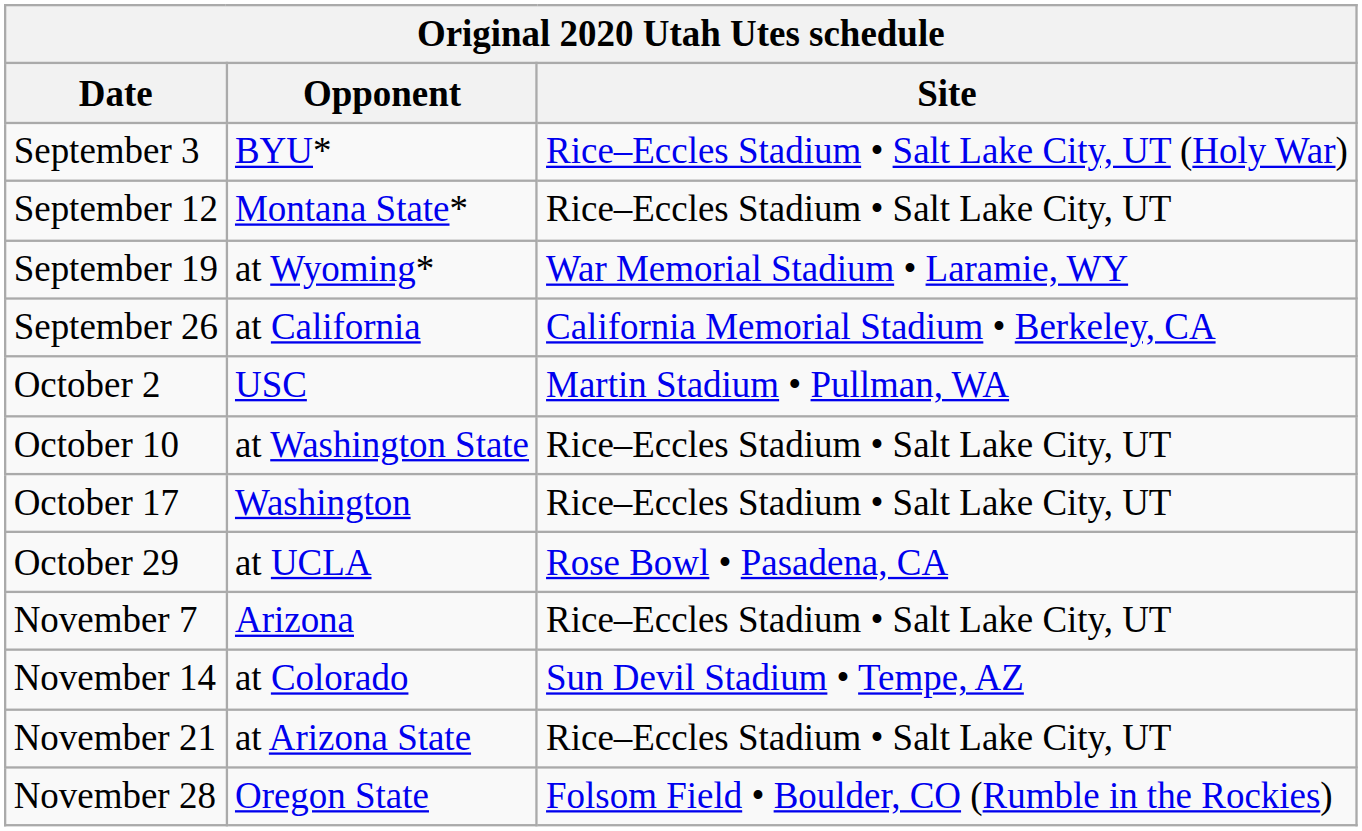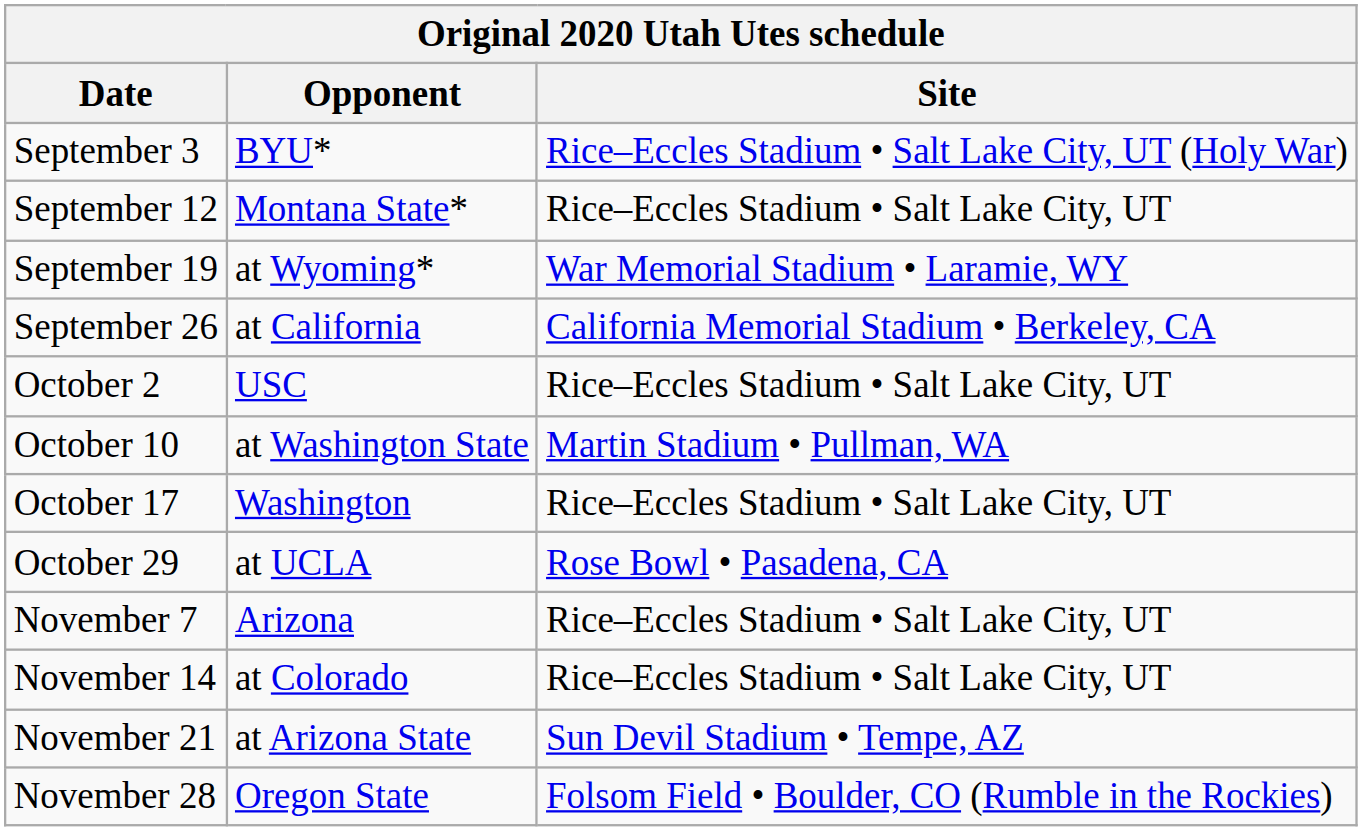(778, 385) Martin Stadium • Pullman, WA -> (859, 385) Rice–Eccles Stadium • Salt Lake City, UT
(859, 444) Rice–Eccles Stadium • Salt Lake City, UT -> (778, 444) Martin Stadium • Pullman, WA
(785, 678) Sun Devil Stadium • Tempe, AZ -> (859, 678) Rice–Eccles Stadium • Salt Lake City, UT
(859, 737) Rice–Eccles Stadium • Salt Lake City, UT -> (785, 737) Sun Devil Stadium • Tempe, AZ
